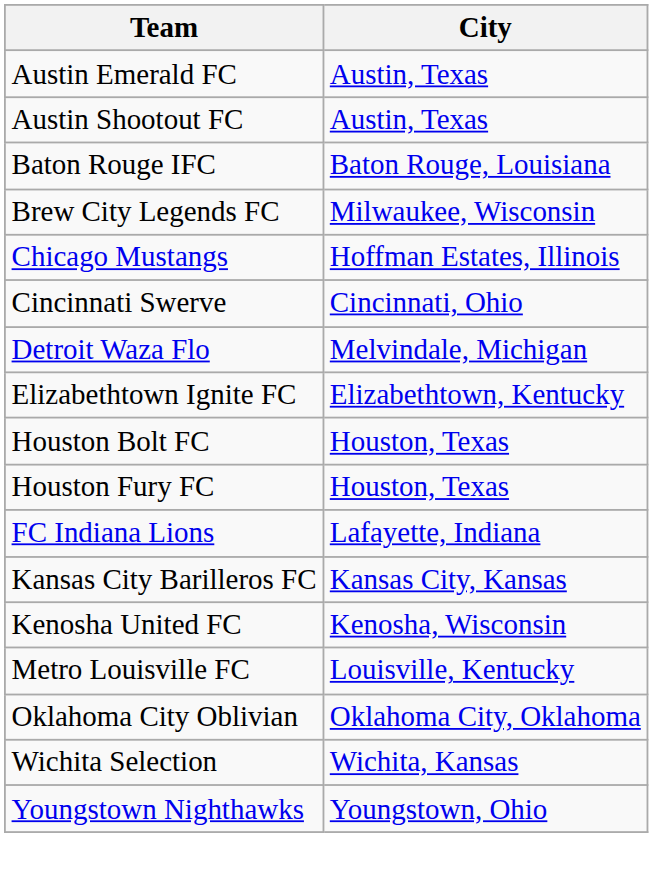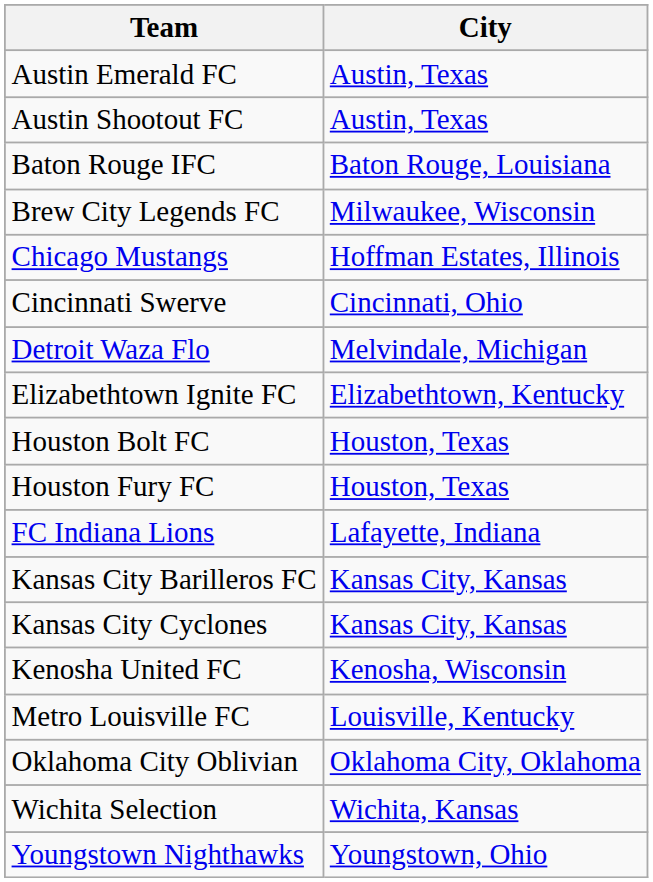+ row: (139, 624)
